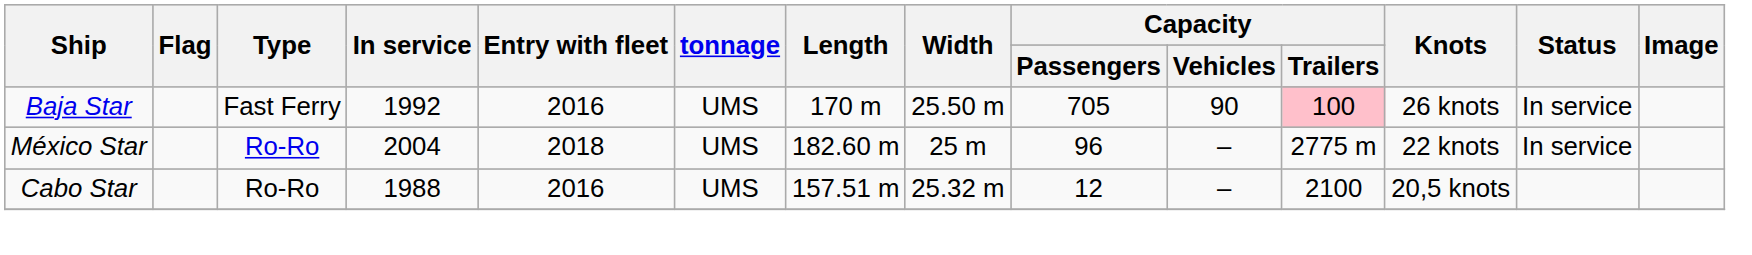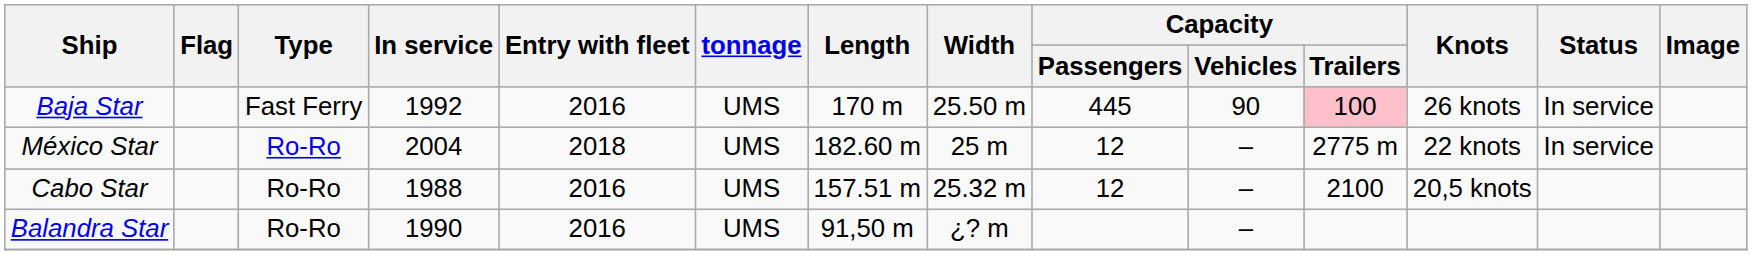(1089, 106) 705 -> (1110, 106) 445
(1089, 147) 96 -> (1110, 147) 12
+ row: (90, 229)
